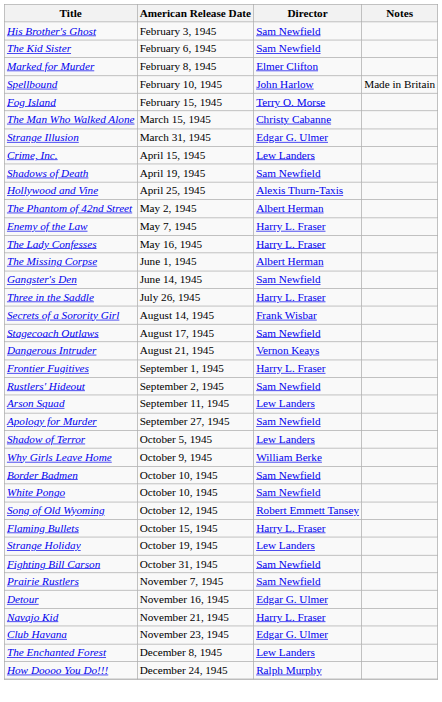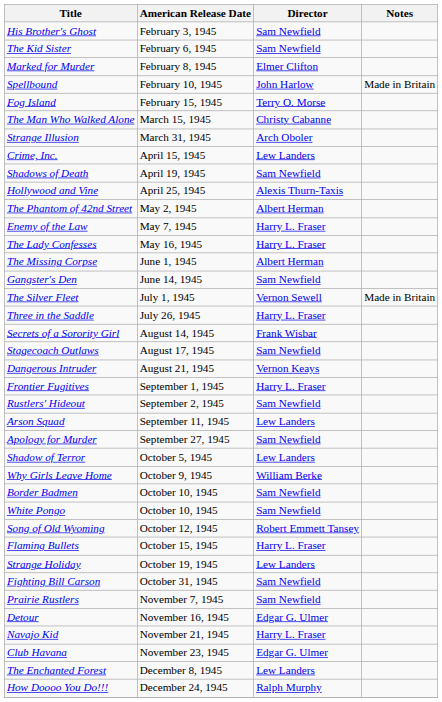(292, 137) Edgar G. Ulmer -> (284, 137) Arch Oboler
+ row: (43, 297)
